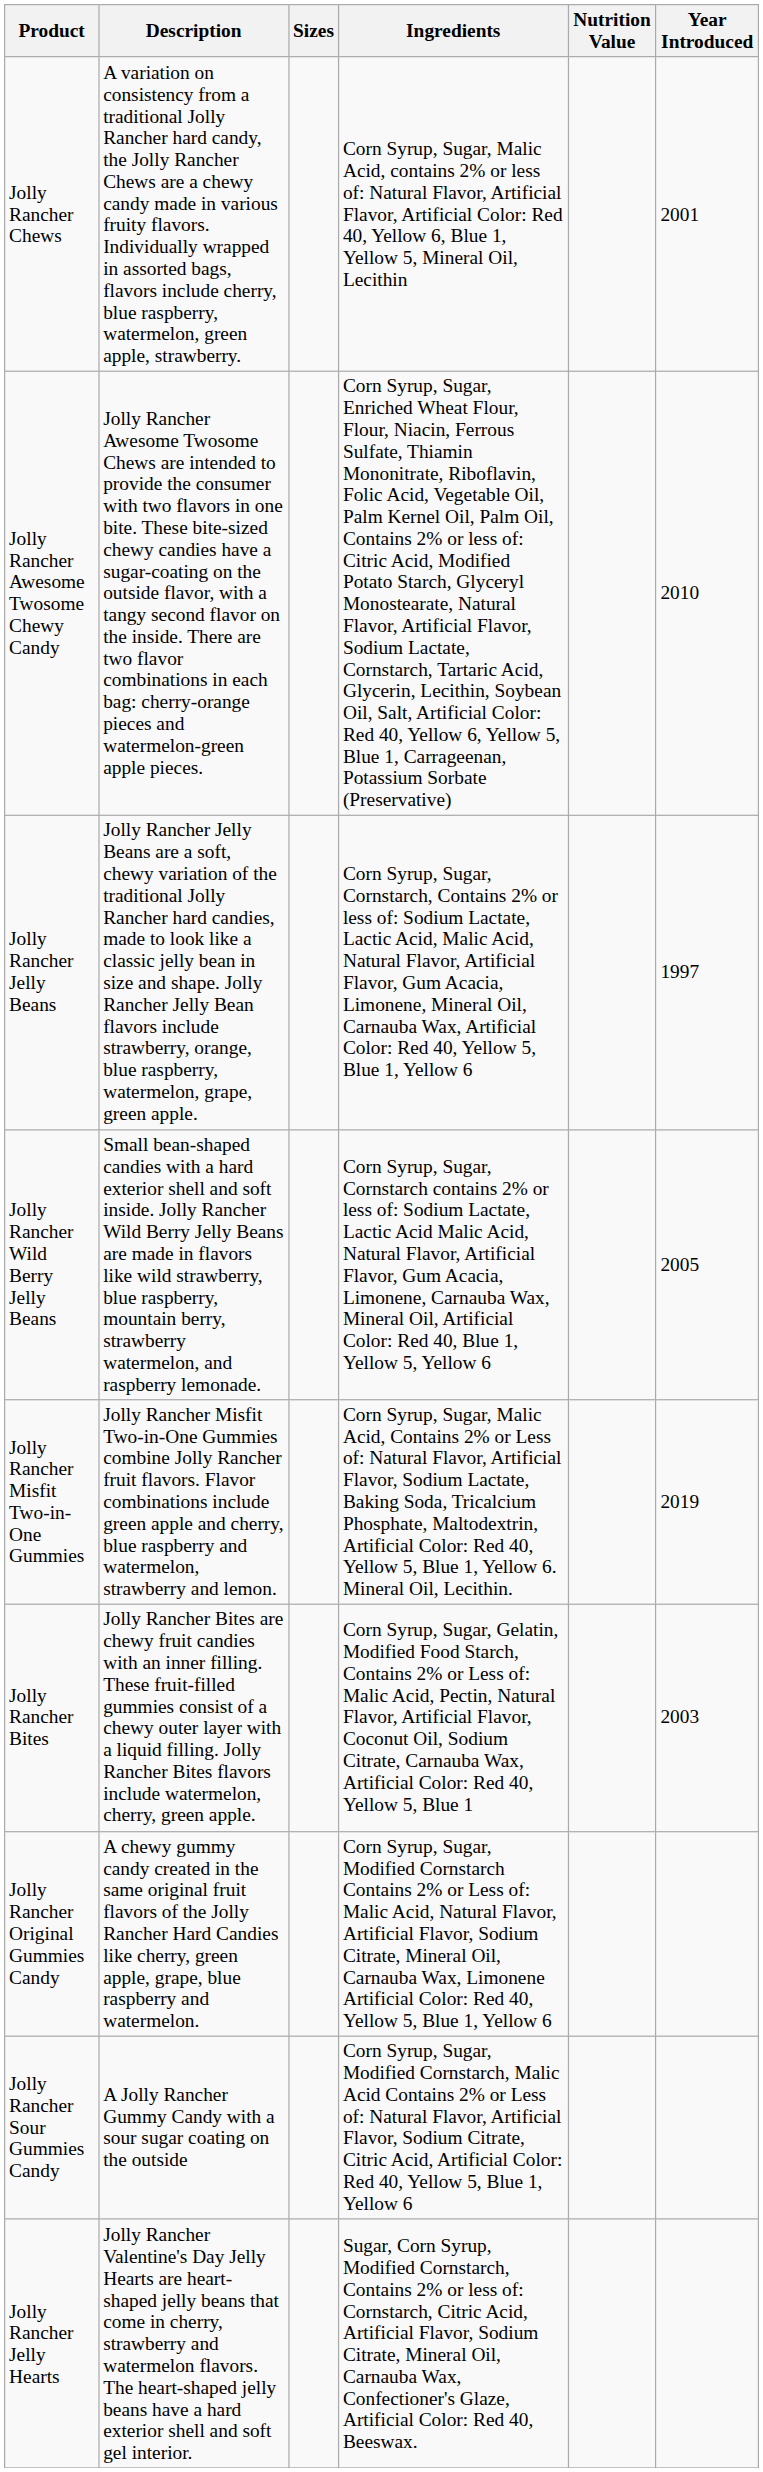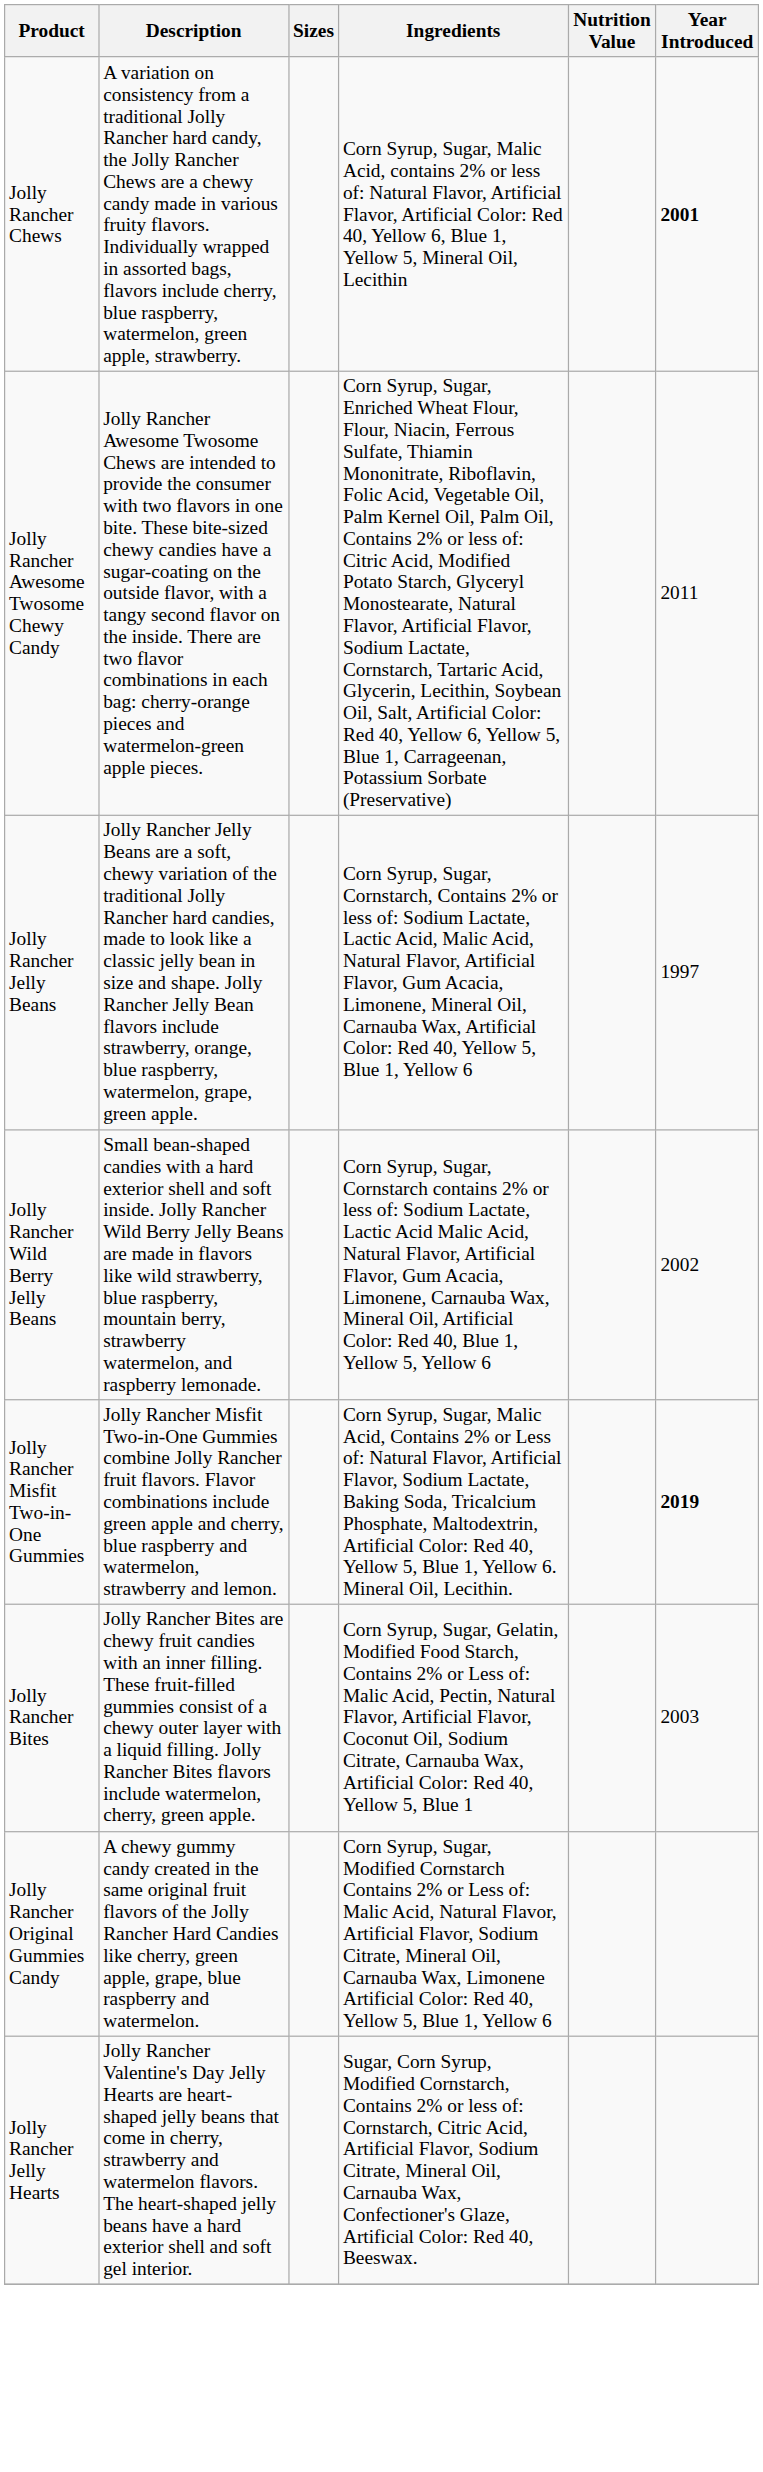(680, 213) normal -> (680, 213) bold
(680, 593) 2010 -> (679, 593) 2011
(680, 1264) 2005 -> (680, 1264) 2002
(680, 1501) normal -> (680, 1501) bold
- row: (47, 2127)
